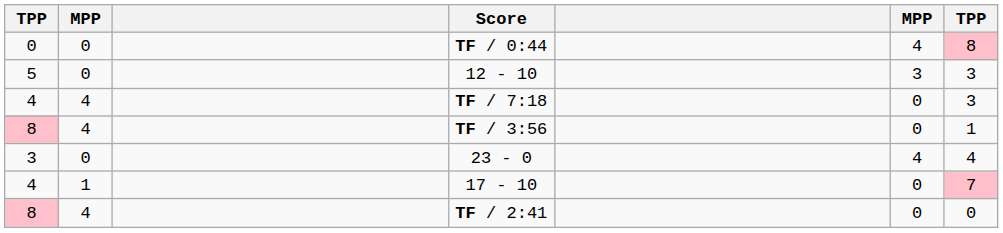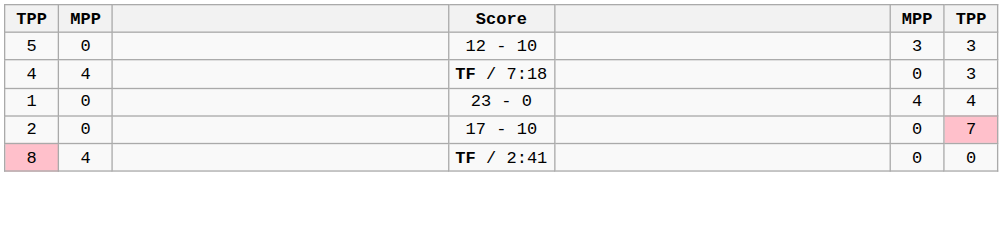- row: (501, 46)
- row: (501, 130)
(32, 157) 3 -> (32, 102) 1
(32, 185) 4 -> (32, 130) 2
(86, 185) 1 -> (86, 130) 0
